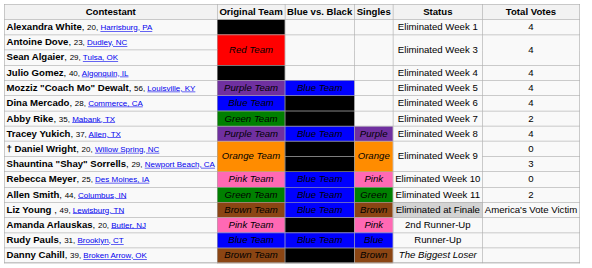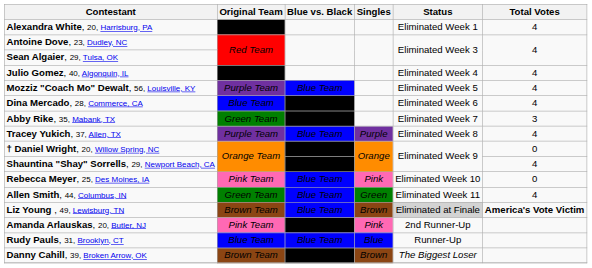(531, 118) 2 -> (535, 118) 3
(531, 164) 3 -> (535, 164) 4
(531, 194) 2 -> (535, 194) 4
(531, 210) normal -> (535, 210) bold
